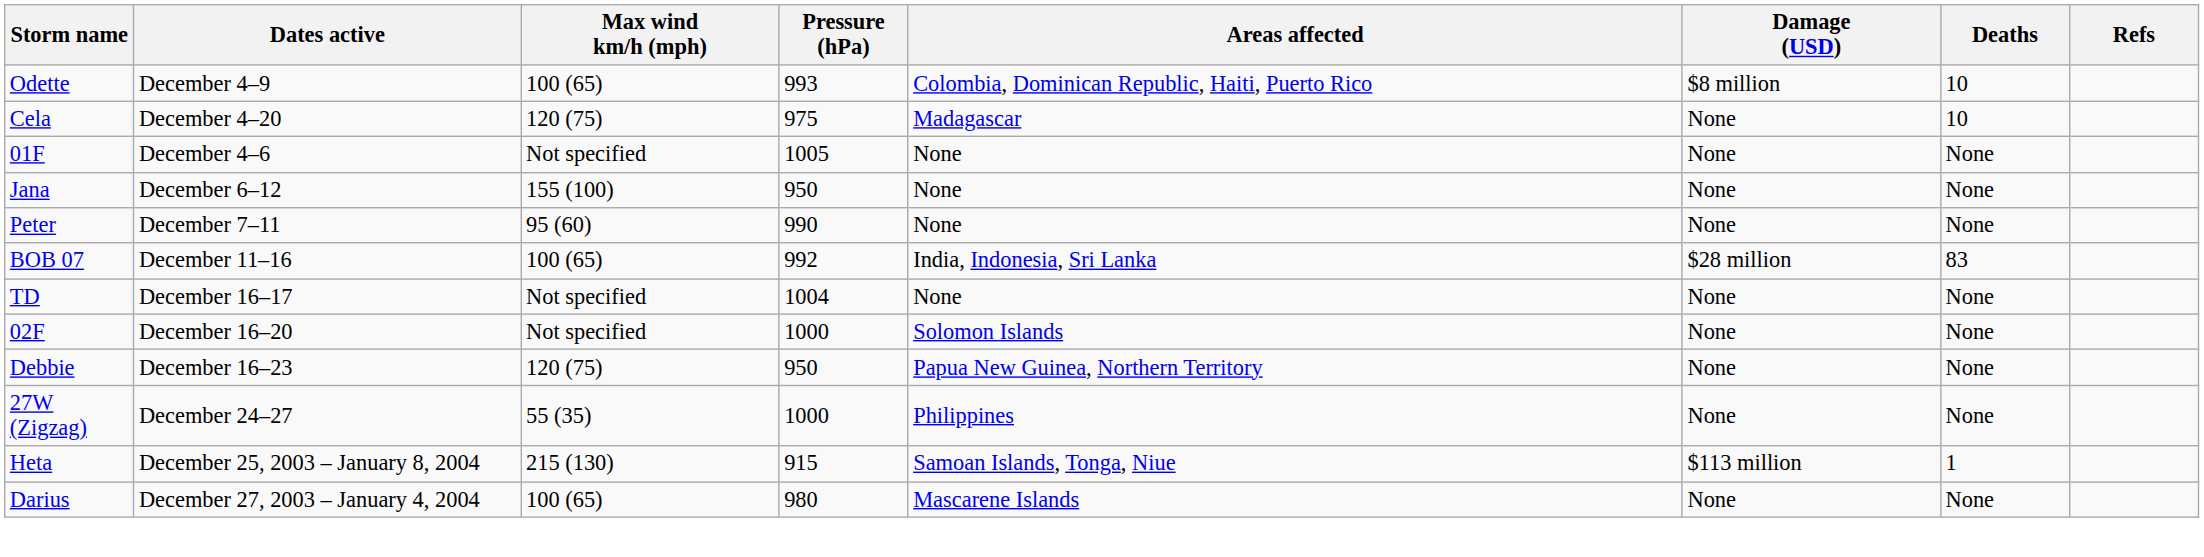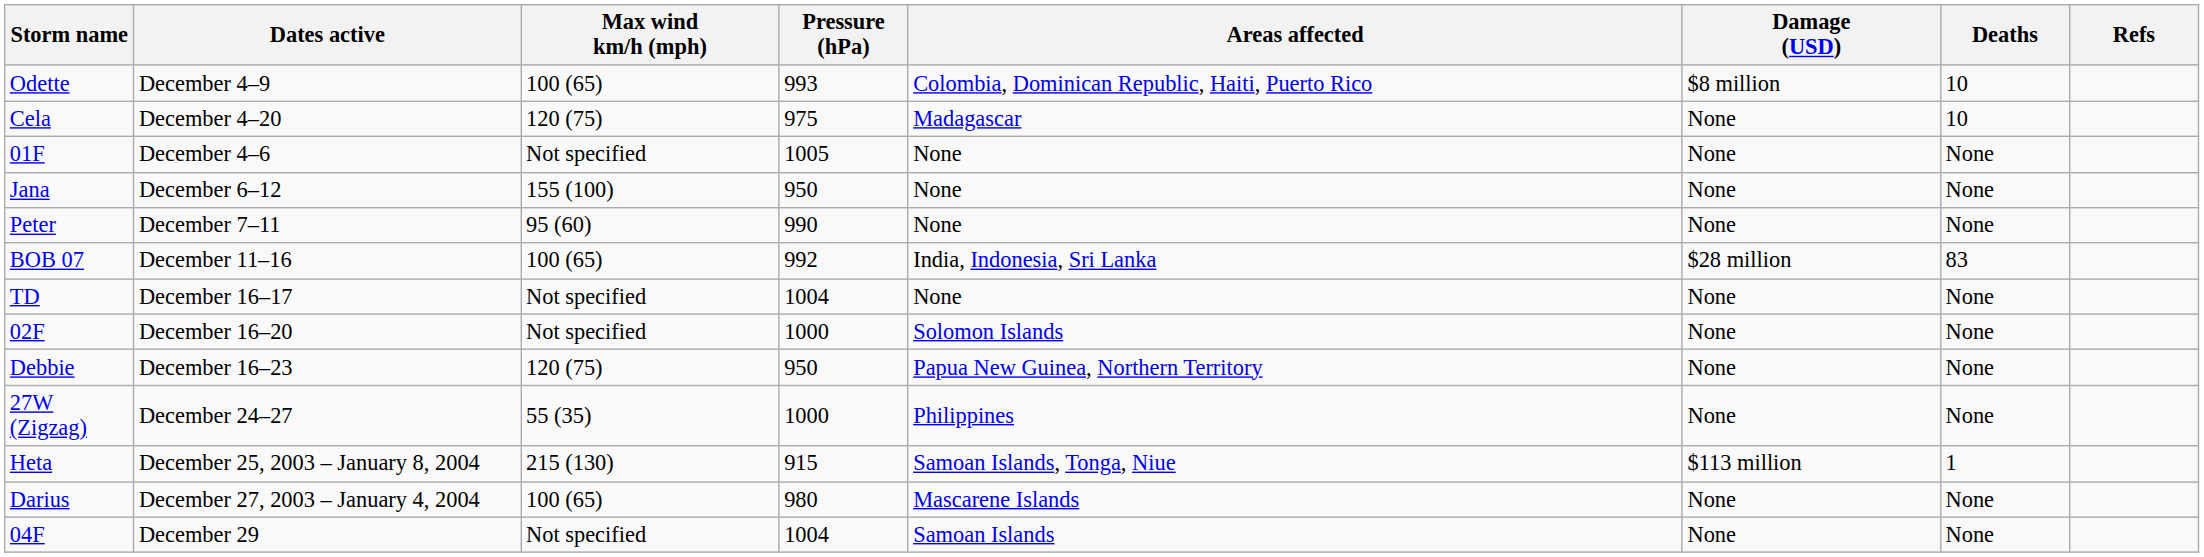+ row: (27, 534)
